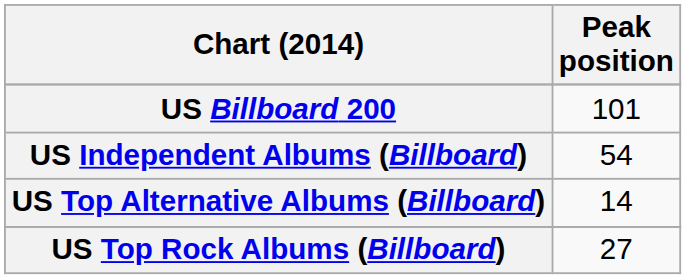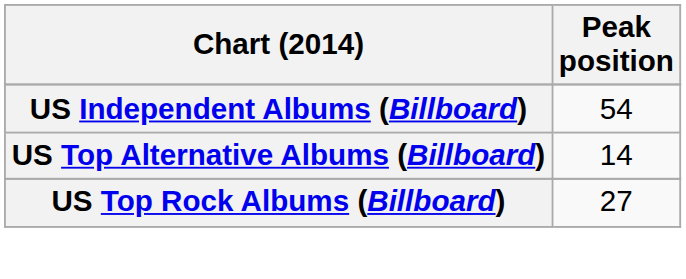- row: (278, 108)
